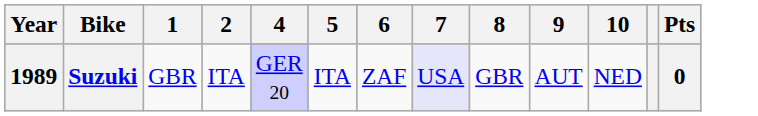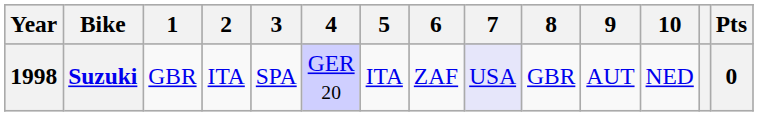+ column: (276, 24)
(34, 76) 1989 -> (34, 76) 1998
